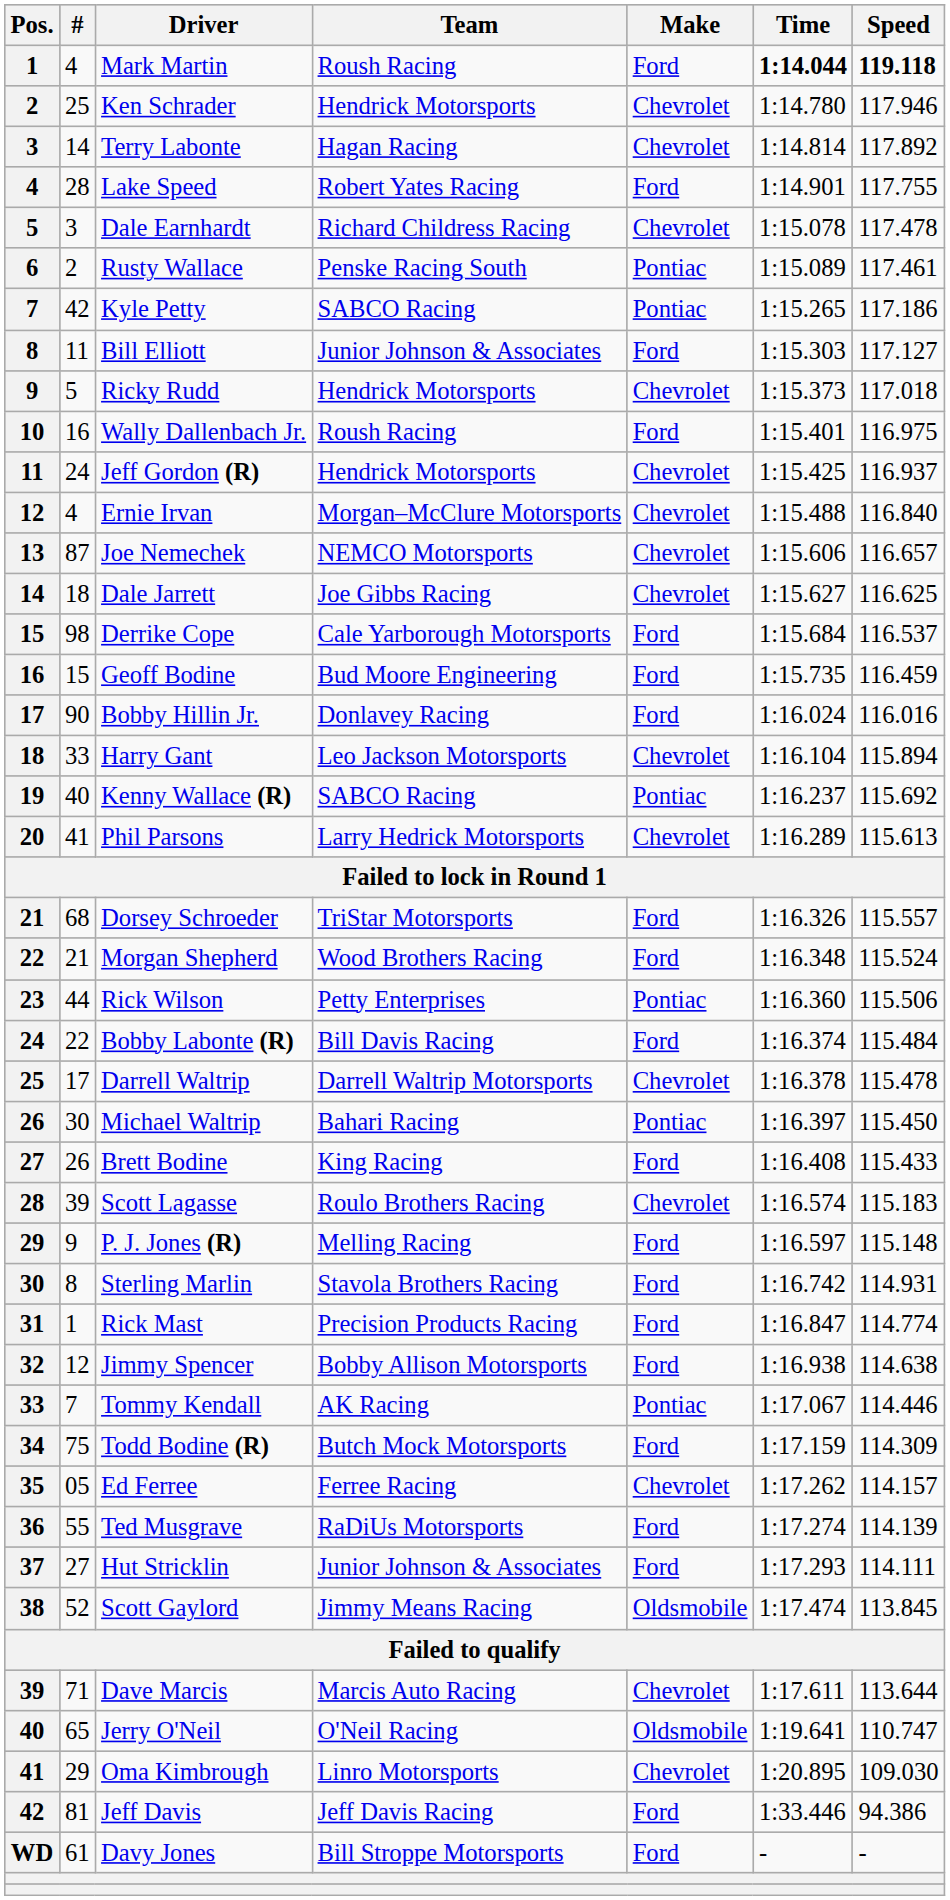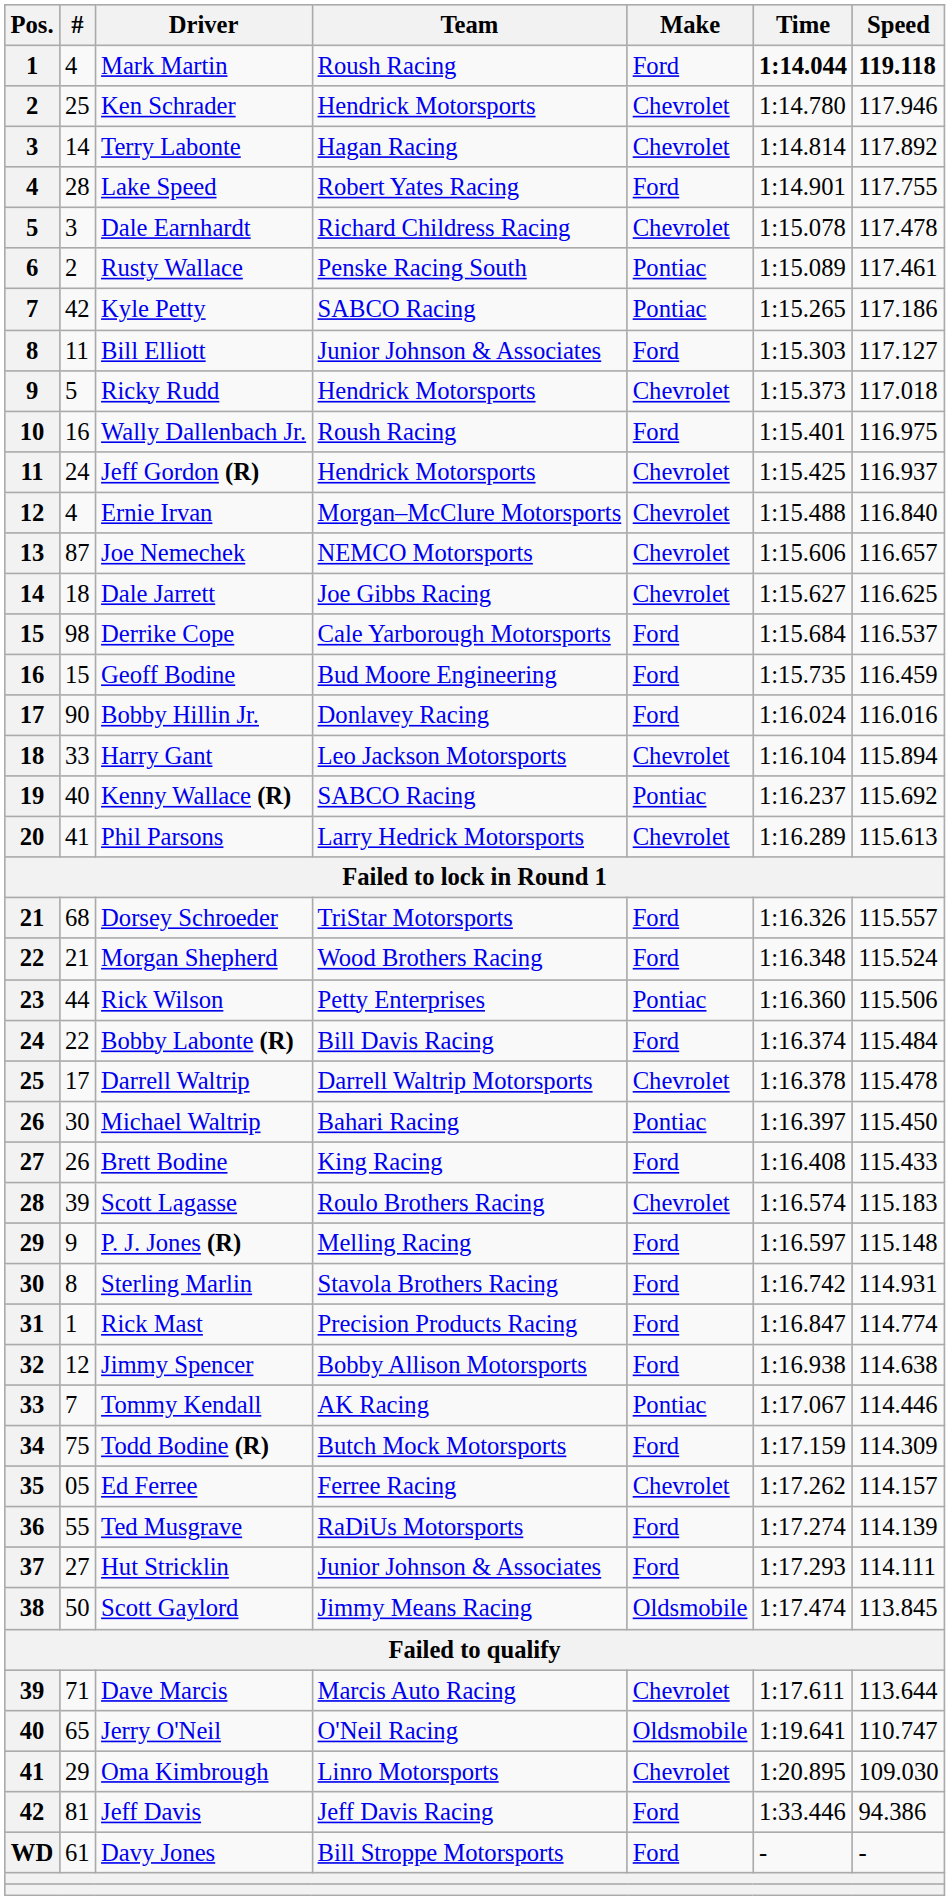(77, 1608) 52 -> (77, 1608) 50
